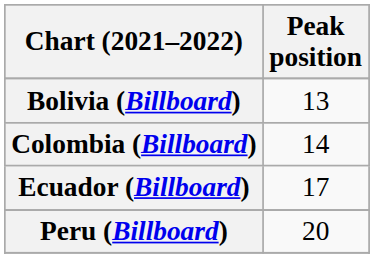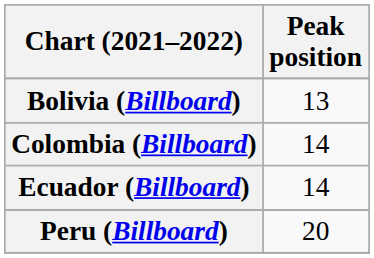(316, 187) 17 -> (316, 187) 14
